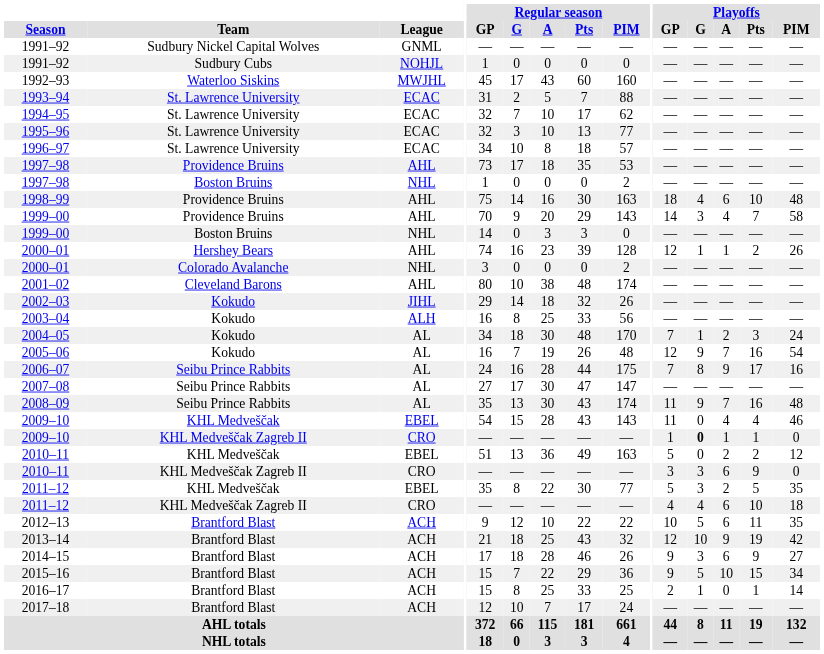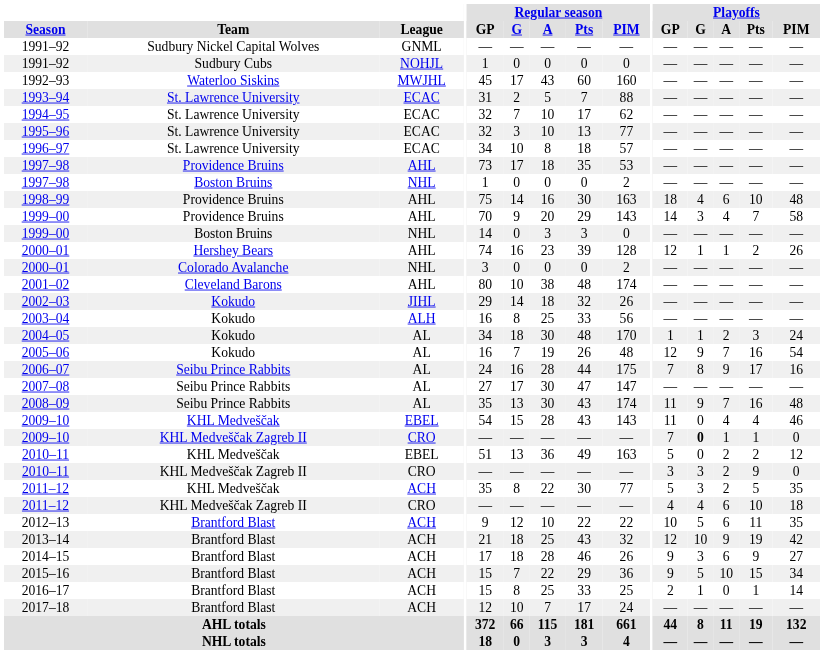(670, 335) 7 -> (670, 335) 1
(670, 437) 1 -> (670, 437) 7
(726, 471) 6 -> (726, 471) 2
(422, 488) EBEL -> (422, 488) ACH
